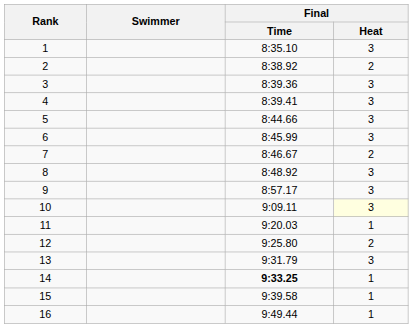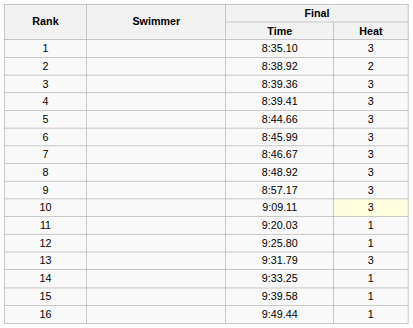(371, 154) 2 -> (371, 154) 3
(371, 243) 2 -> (371, 243) 1
(279, 278) bold -> (280, 278) normal
